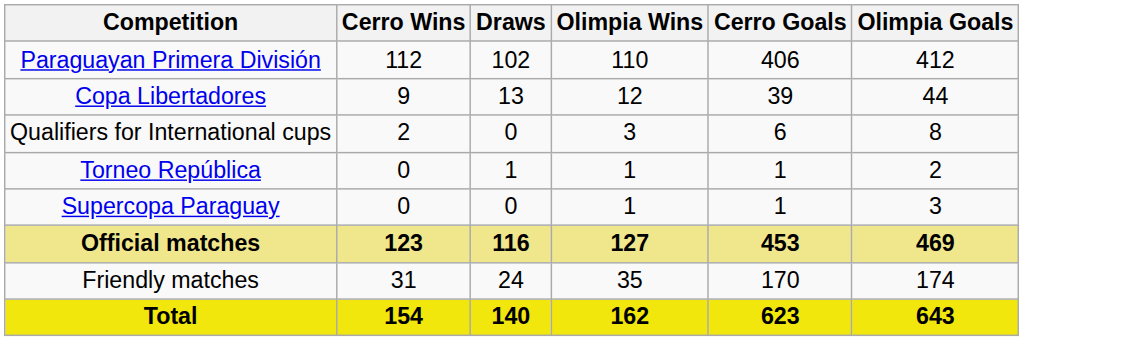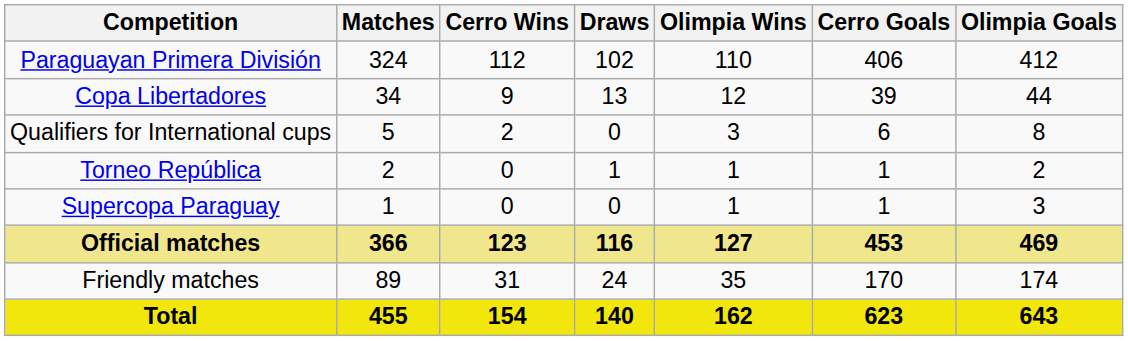+ column: (388, 22)
